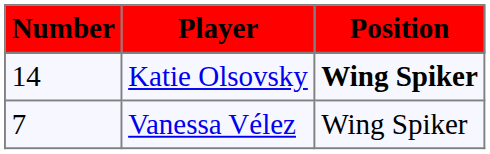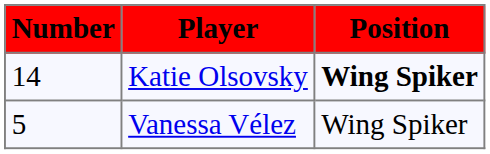(19, 123) 7 -> (19, 123) 5
